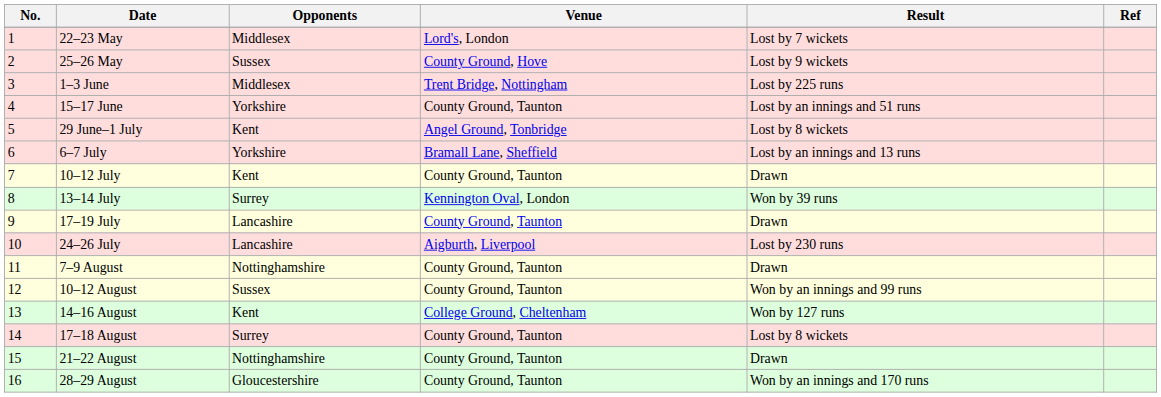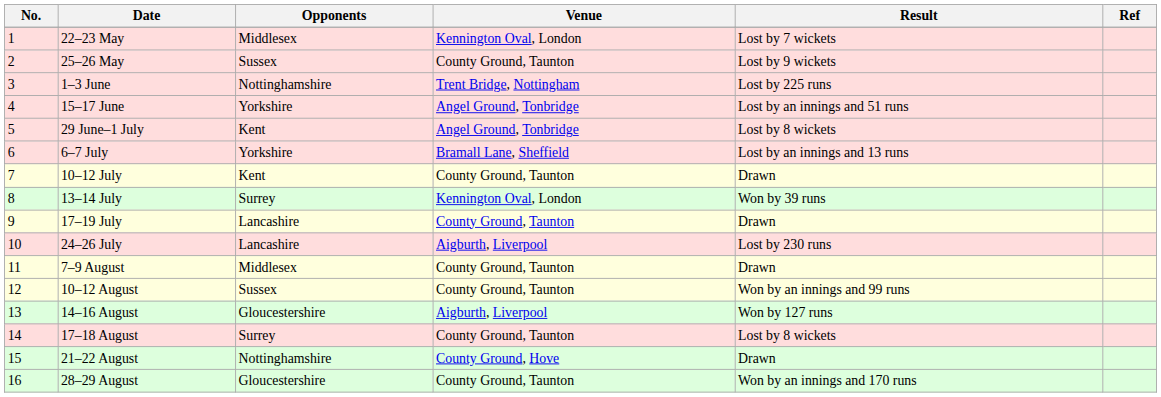(466, 38) Lord's, London -> (509, 38) Kennington Oval, London
(486, 61) County Ground, Hove -> (505, 61) County Ground, Taunton
(261, 84) Middlesex -> (285, 84) Nottinghamshire
(493, 107) County Ground, Taunton -> (507, 107) Angel Ground, Tonbridge
(278, 266) Nottinghamshire -> (268, 266) Middlesex
(245, 312) Kent -> (282, 312) Gloucestershire
(505, 312) College Ground, Cheltenham -> (492, 312) Aigburth, Liverpool
(493, 358) County Ground, Taunton -> (498, 358) County Ground, Hove
